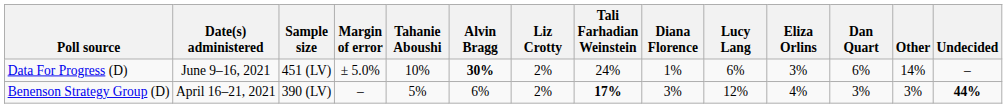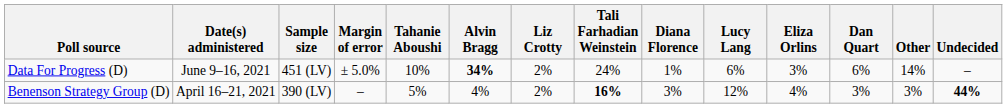(480, 70) 30% -> (480, 70) 34%
(480, 92) 6% -> (480, 92) 4%
(608, 92) 17% -> (608, 92) 16%
